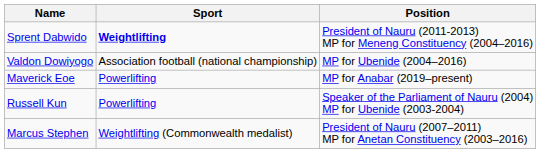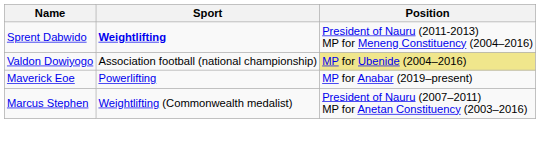(394, 61) no background -> (394, 61) khaki background
- row: (37, 103)
